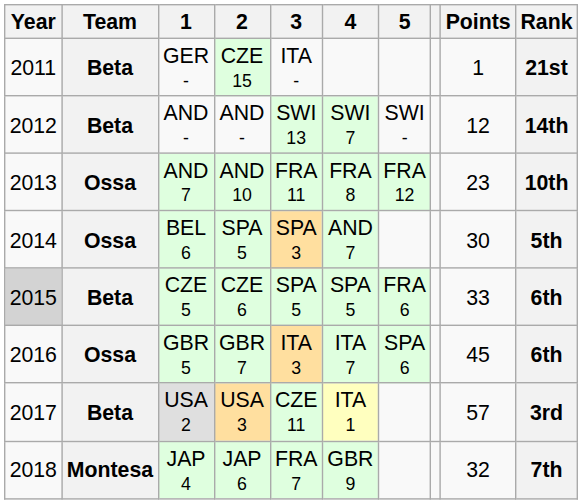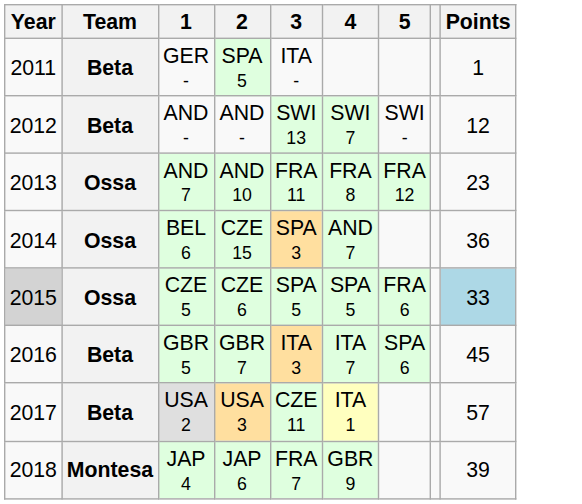- column: (547, 22)
(242, 67) CZE 15 -> (242, 67) SPA 5
(242, 240) SPA 5 -> (242, 240) CZE 15
(478, 240) 30 -> (478, 240) 36
(110, 297) Beta -> (110, 297) Ossa
(478, 297) no background -> (478, 297) lightblue background
(110, 355) Ossa -> (110, 355) Beta
(478, 470) 32 -> (478, 470) 39
